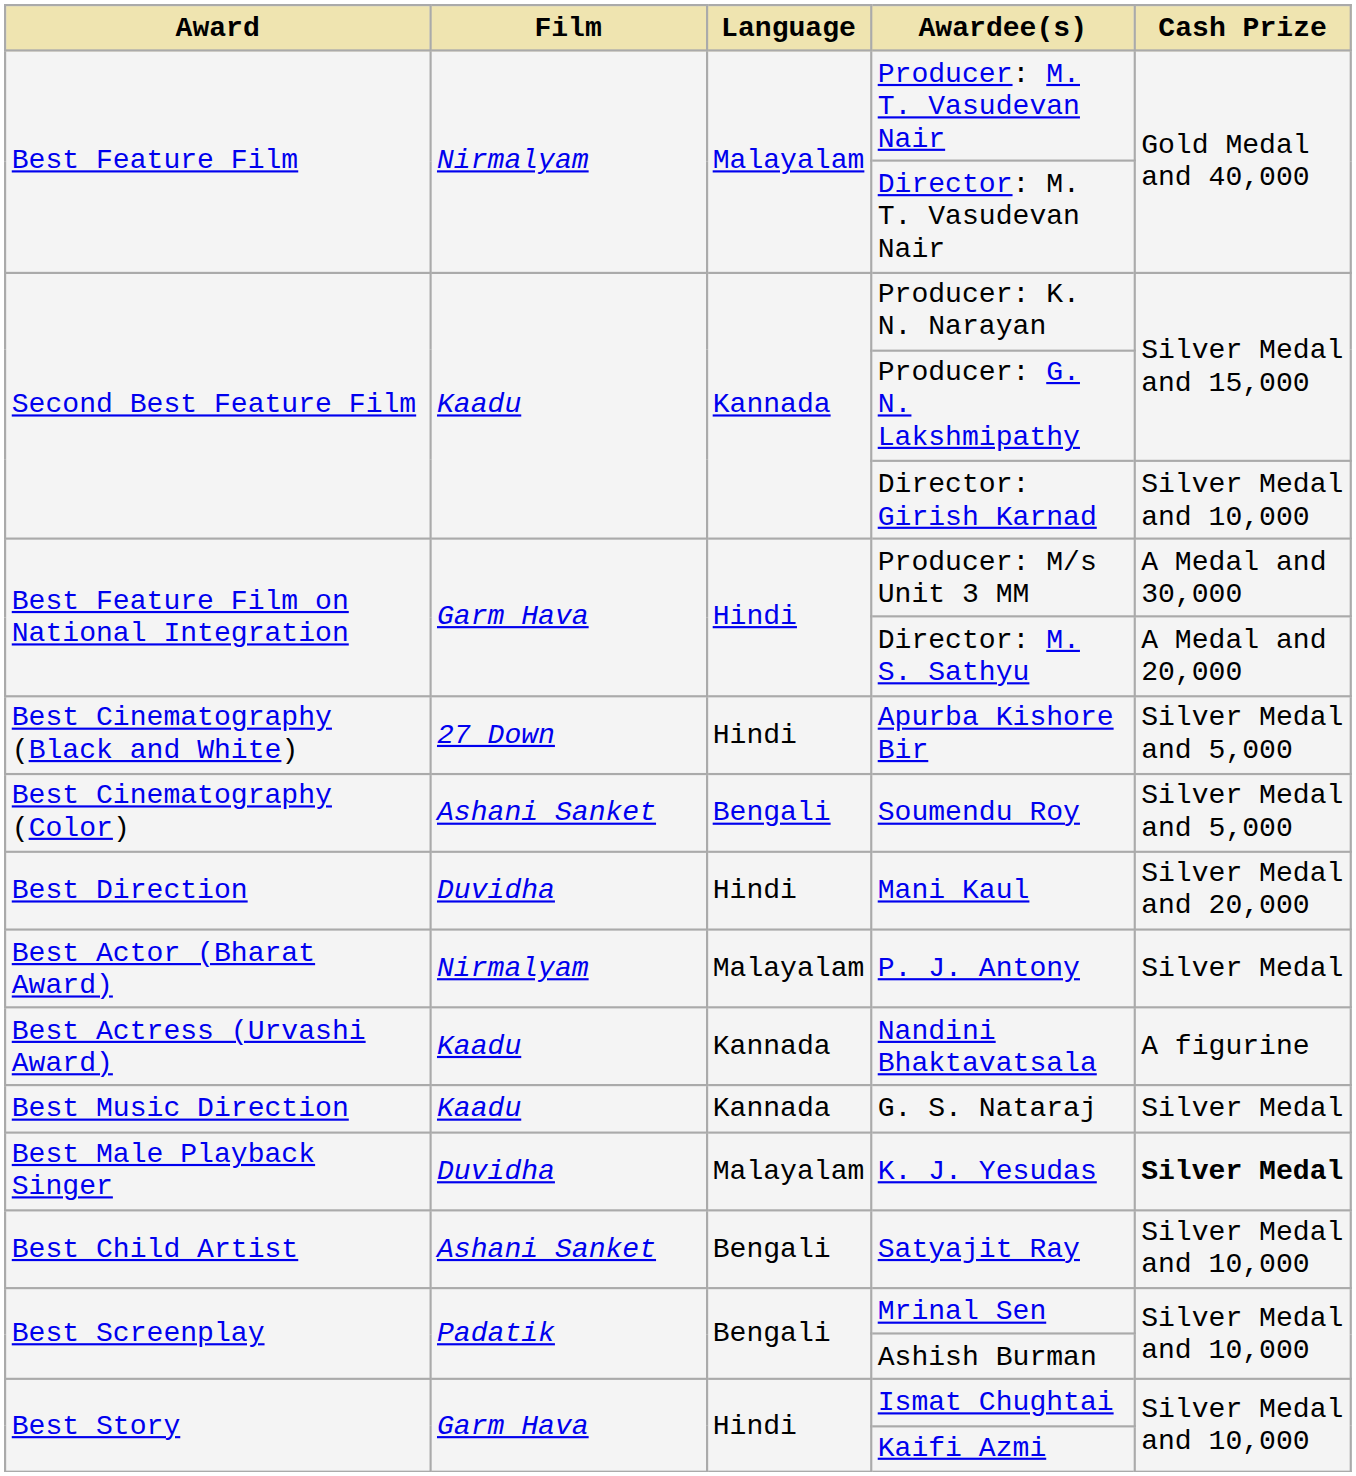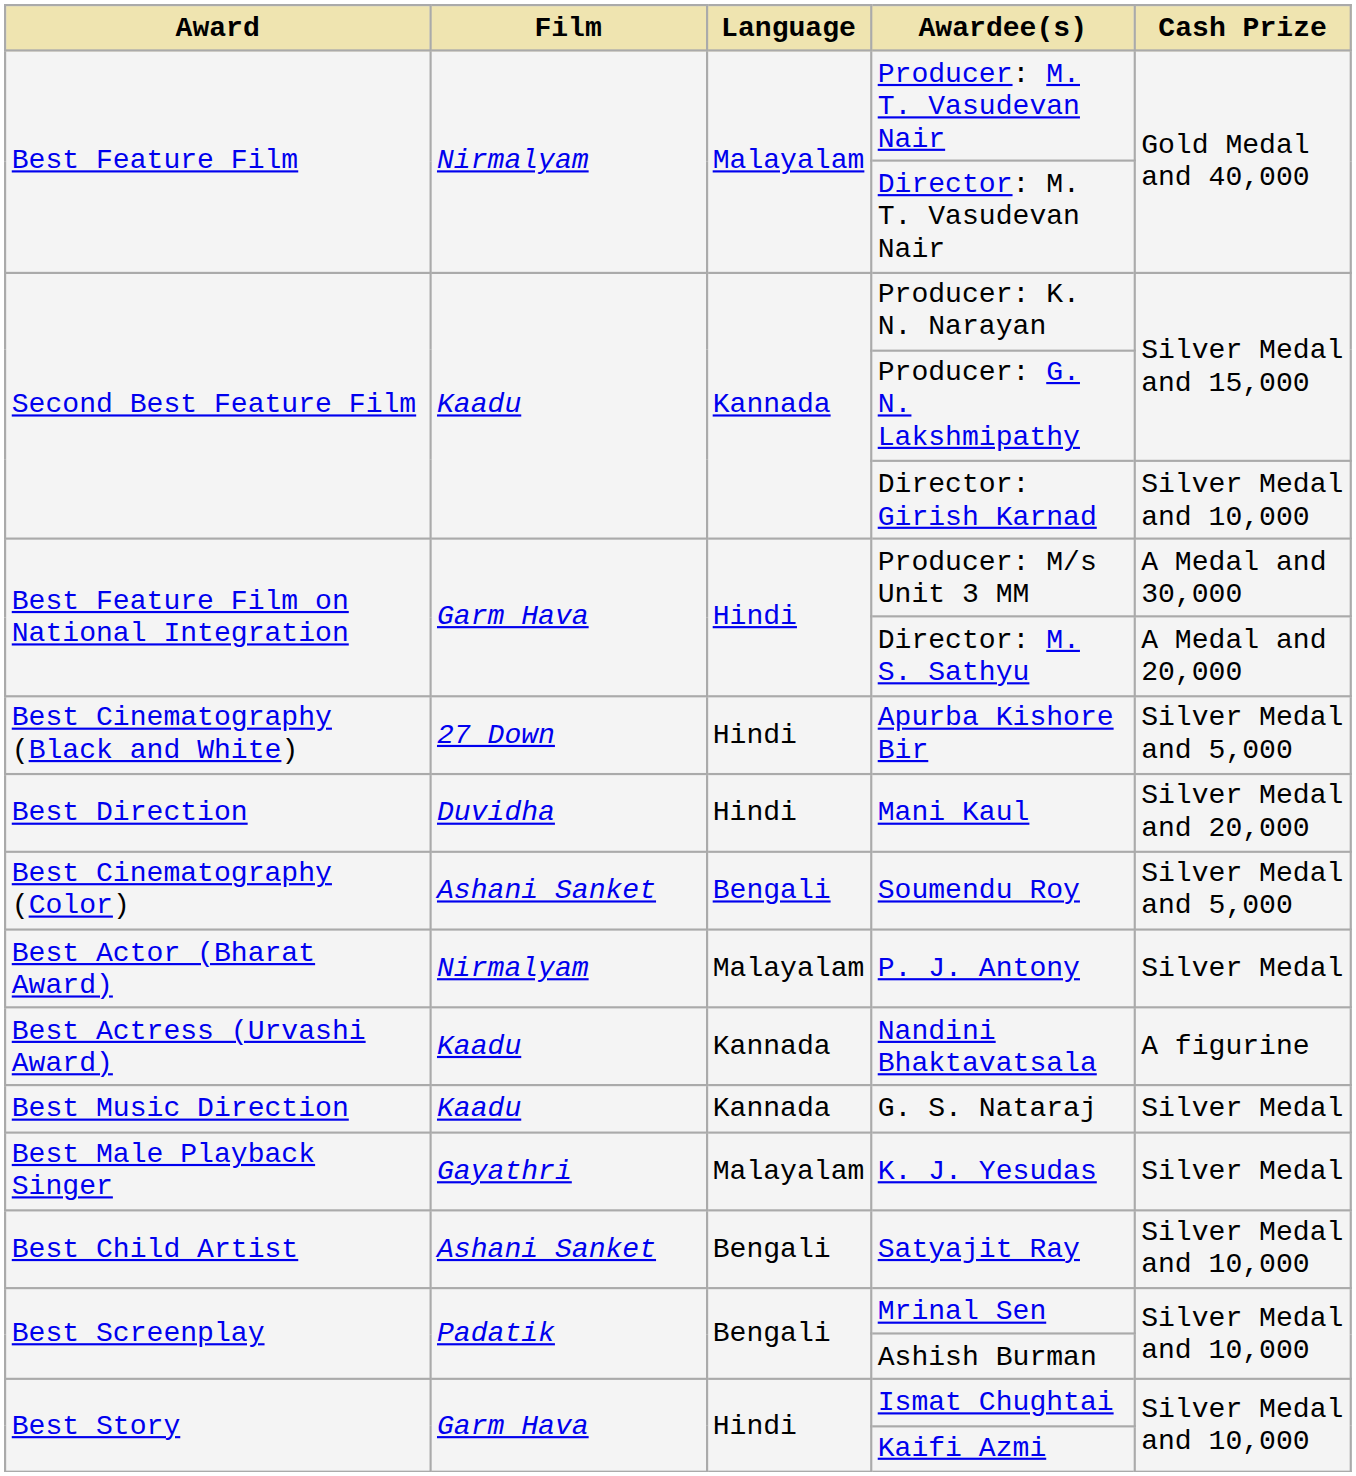rows swapped: (979, 812) <-> (954, 891)
(496, 1171) Duvidha -> (504, 1171) Gayathri
(1242, 1171) bold -> (1242, 1171) normal
